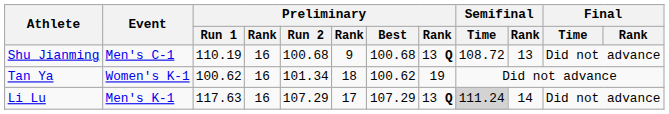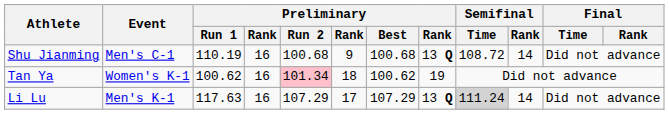(525, 55) 13 -> (525, 55) 14
(306, 77) no background -> (306, 77) pink background
